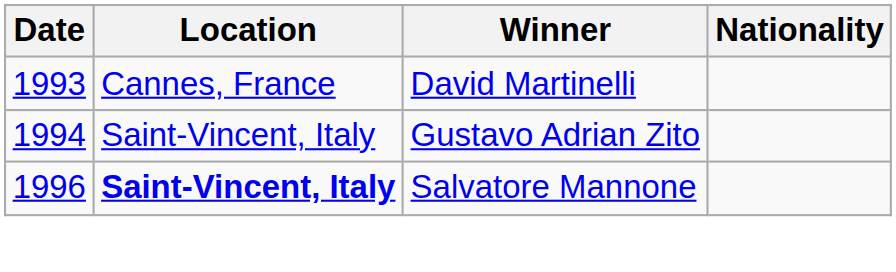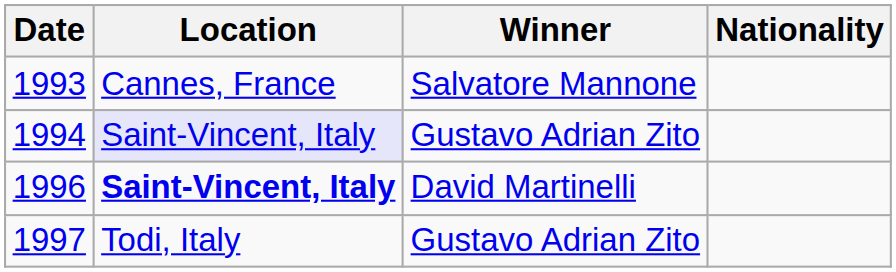(523, 82) David Martinelli -> (554, 82) Salvatore Mannone
(238, 135) no background -> (238, 135) lavender background
(554, 187) Salvatore Mannone -> (523, 187) David Martinelli
+ row: (49, 239)
